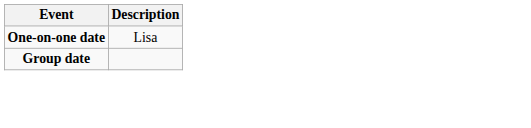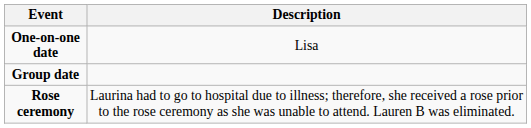+ row: (46, 104)
